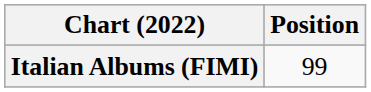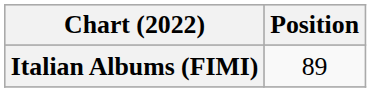(315, 65) 99 -> (315, 65) 89
